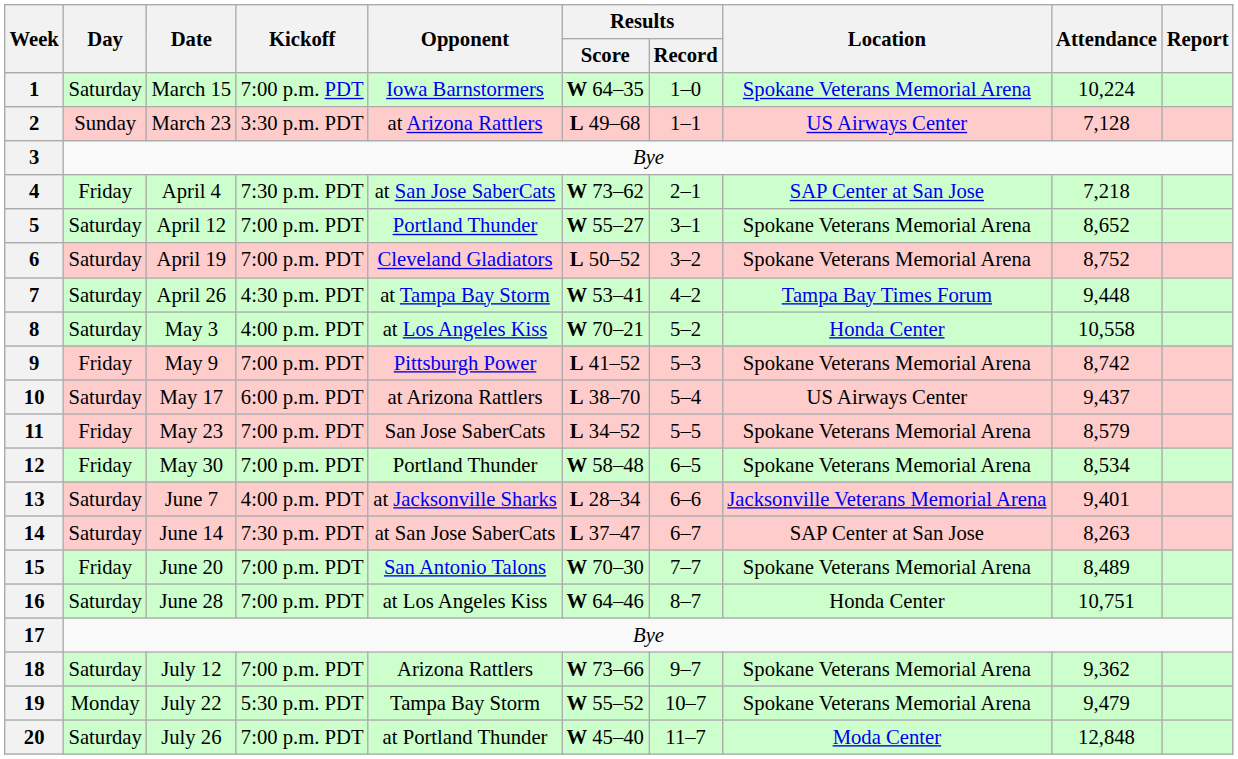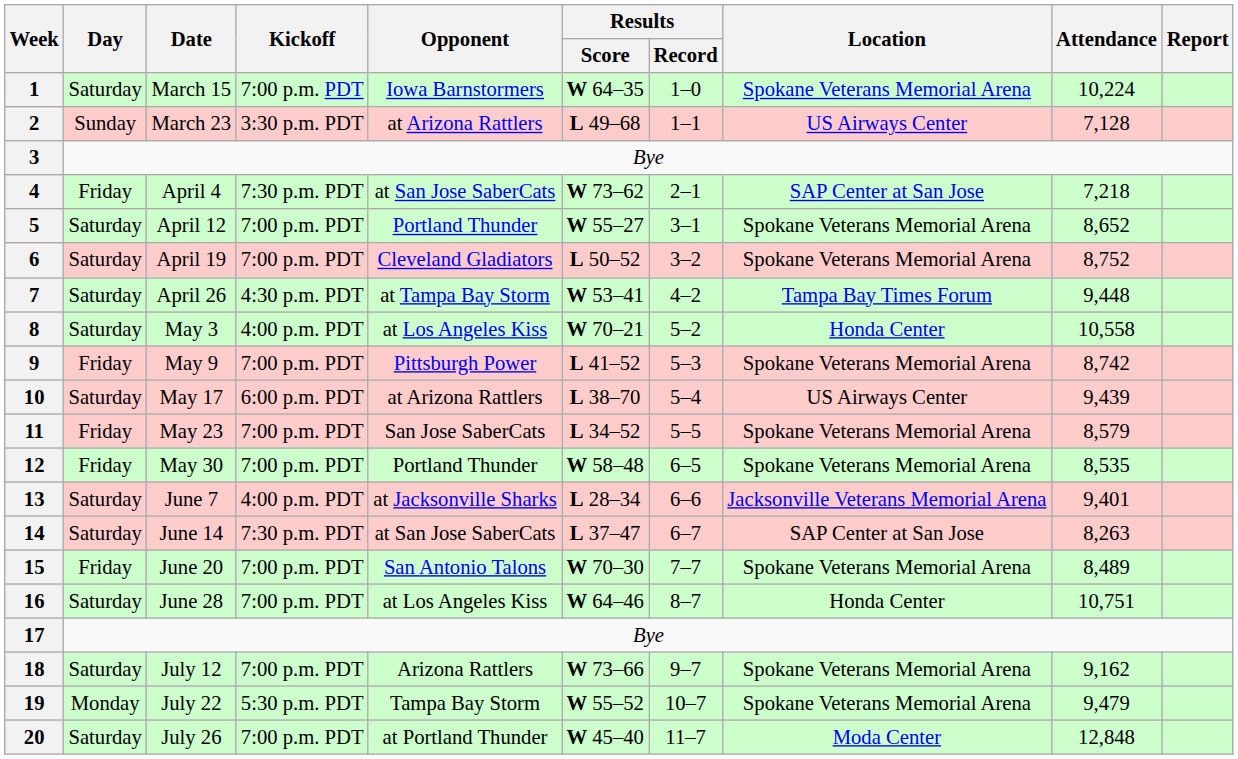(1107, 396) 9,437 -> (1107, 396) 9,439
(1107, 464) 8,534 -> (1107, 464) 8,535
(1107, 669) 9,362 -> (1107, 669) 9,162
